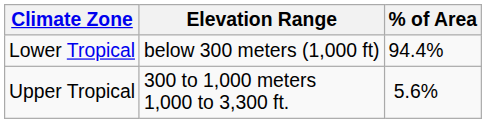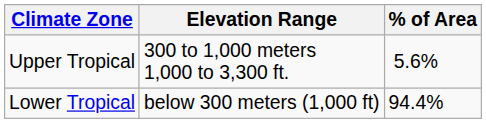rows swapped: (72, 50) <-> (72, 92)
